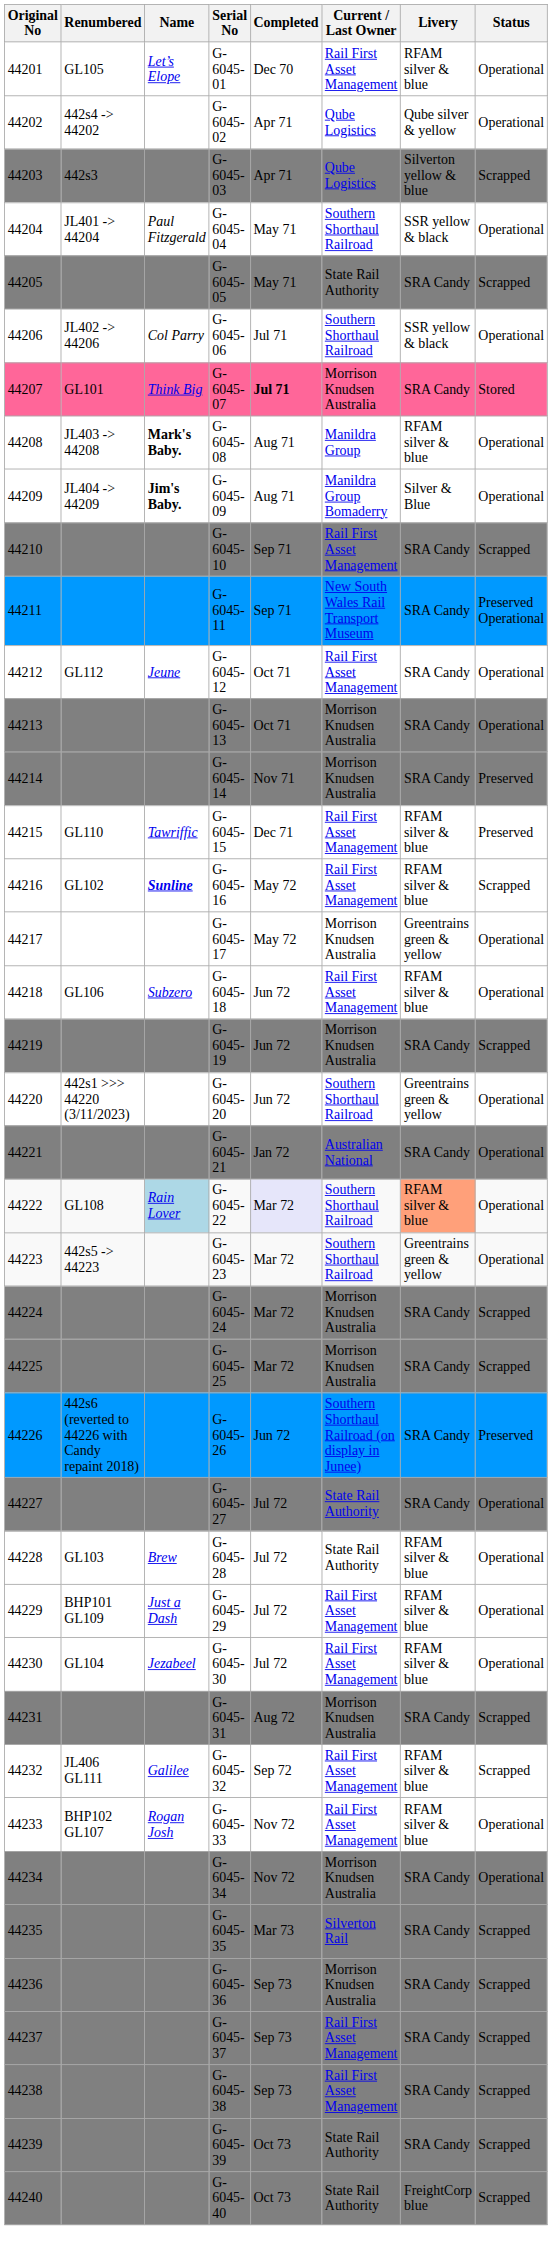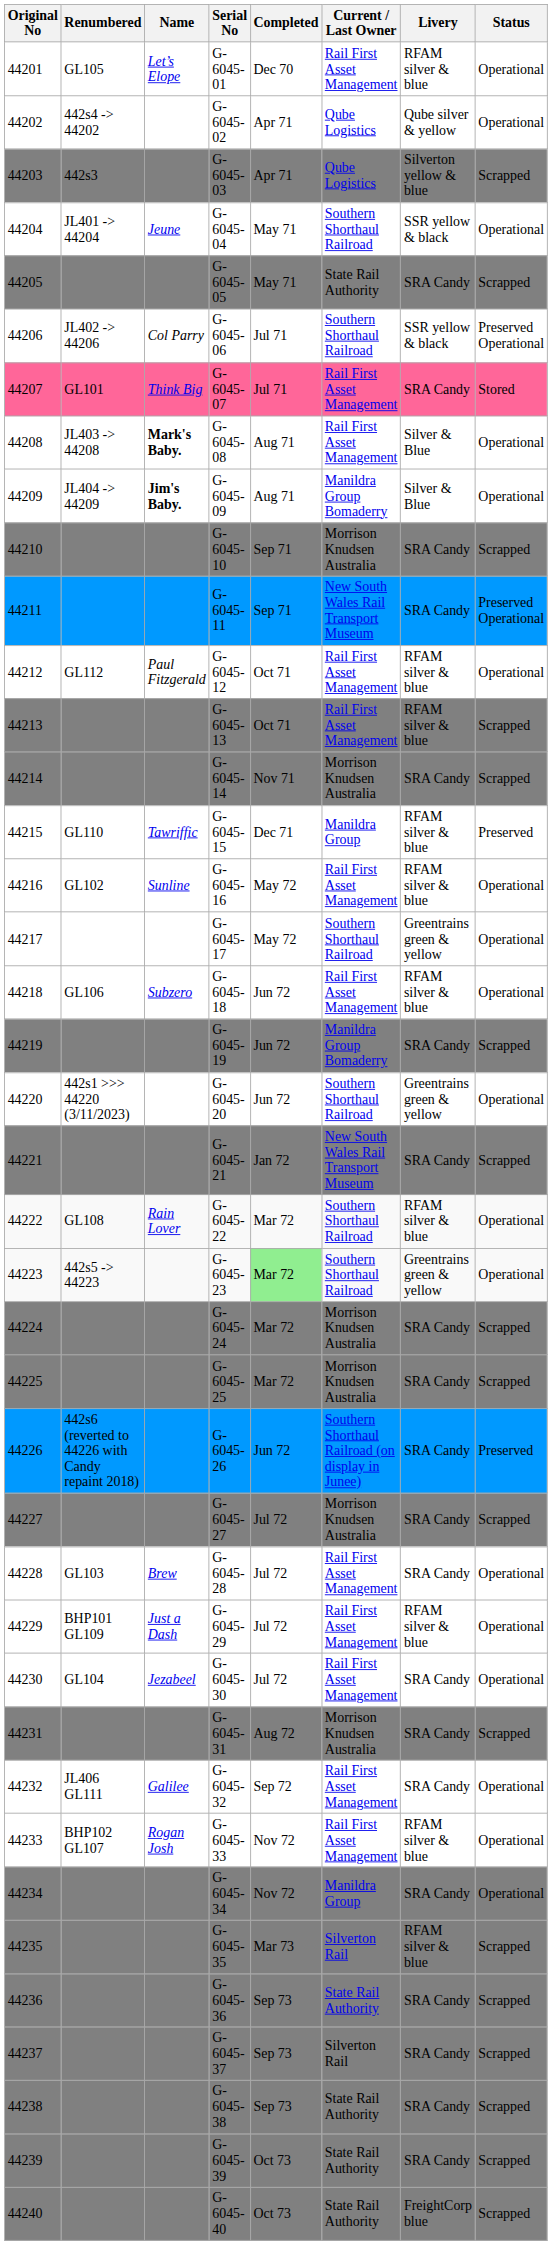(177, 229) Paul Fitzgerald -> (164, 229) Jeune
(511, 335) Operational -> (511, 335) Preserved Operational
(271, 389) bold -> (270, 389) normal
(351, 389) Morrison Knudsen Australia -> (361, 389) Rail First Asset Management
(350, 442) Manildra Group -> (361, 442) Rail First Asset Management
(427, 442) RFAM silver & blue -> (428, 442) Silver & Blue
(361, 549) Rail First Asset Management -> (351, 549) Morrison Knudsen Australia
(164, 671) Jeune -> (177, 671) Paul Fitzgerald
(437, 671) SRA Candy -> (427, 671) RFAM silver & blue
(351, 725) Morrison Knudsen Australia -> (361, 725) Rail First Asset Management
(437, 725) SRA Candy -> (427, 725) RFAM silver & blue
(511, 725) Operational -> (504, 725) Scrapped
(506, 778) Preserved -> (504, 778) Scrapped
(361, 832) Rail First Asset Management -> (350, 832) Manildra Group
(170, 885) bold -> (169, 885) normal
(504, 885) Scrapped -> (511, 885) Operational
(351, 938) Morrison Knudsen Australia -> (352, 938) Southern Shorthaul Railroad
(351, 1045) Morrison Knudsen Australia -> (356, 1045) Manildra Group Bomaderry
(354, 1152) Australian National -> (356, 1160) New South Wales Rail Transport Museum
(511, 1152) Operational -> (504, 1160) Scrapped
(164, 1205) lightblue background -> (164, 1221) no background
(274, 1205) lavender background -> (274, 1221) no background
(427, 1205) lightsalmon background -> (427, 1221) no background
(274, 1259) no background -> (274, 1274) lightgreen background
(352, 1504) State Rail Authority -> (351, 1519) Morrison Knudsen Australia
(511, 1504) Operational -> (504, 1519) Scrapped
(352, 1557) State Rail Authority -> (361, 1573) Rail First Asset Management
(427, 1557) RFAM silver & blue -> (437, 1573) SRA Candy
(427, 1664) RFAM silver & blue -> (437, 1680) SRA Candy
(427, 1771) RFAM silver & blue -> (437, 1786) SRA Candy
(504, 1771) Scrapped -> (511, 1786) Operational
(351, 1877) Morrison Knudsen Australia -> (350, 1893) Manildra Group
(437, 1931) SRA Candy -> (427, 1947) RFAM silver & blue
(351, 1984) Morrison Knudsen Australia -> (352, 2000) State Rail Authority
(361, 2038) Rail First Asset Management -> (350, 2053) Silverton Rail
(361, 2091) Rail First Asset Management -> (352, 2107) State Rail Authority
